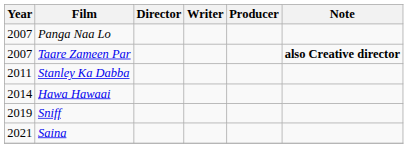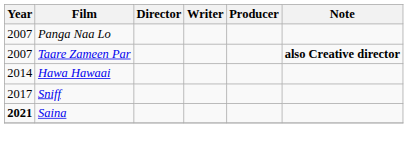- row: (84, 73)
(20, 113) 2019 -> (20, 93) 2017
(20, 133) normal -> (20, 113) bold
